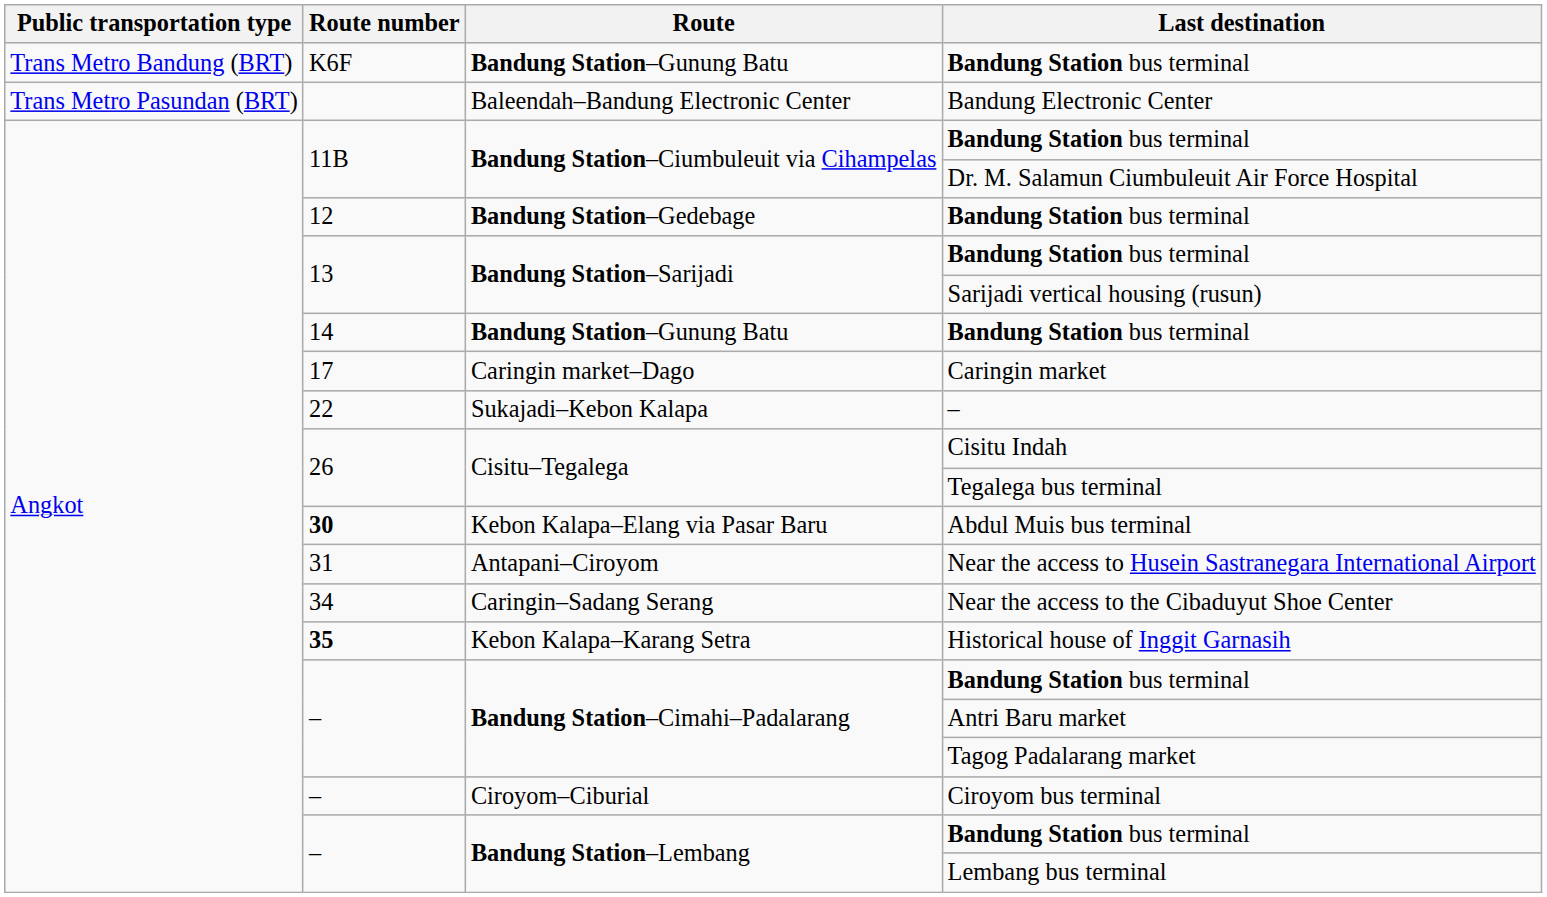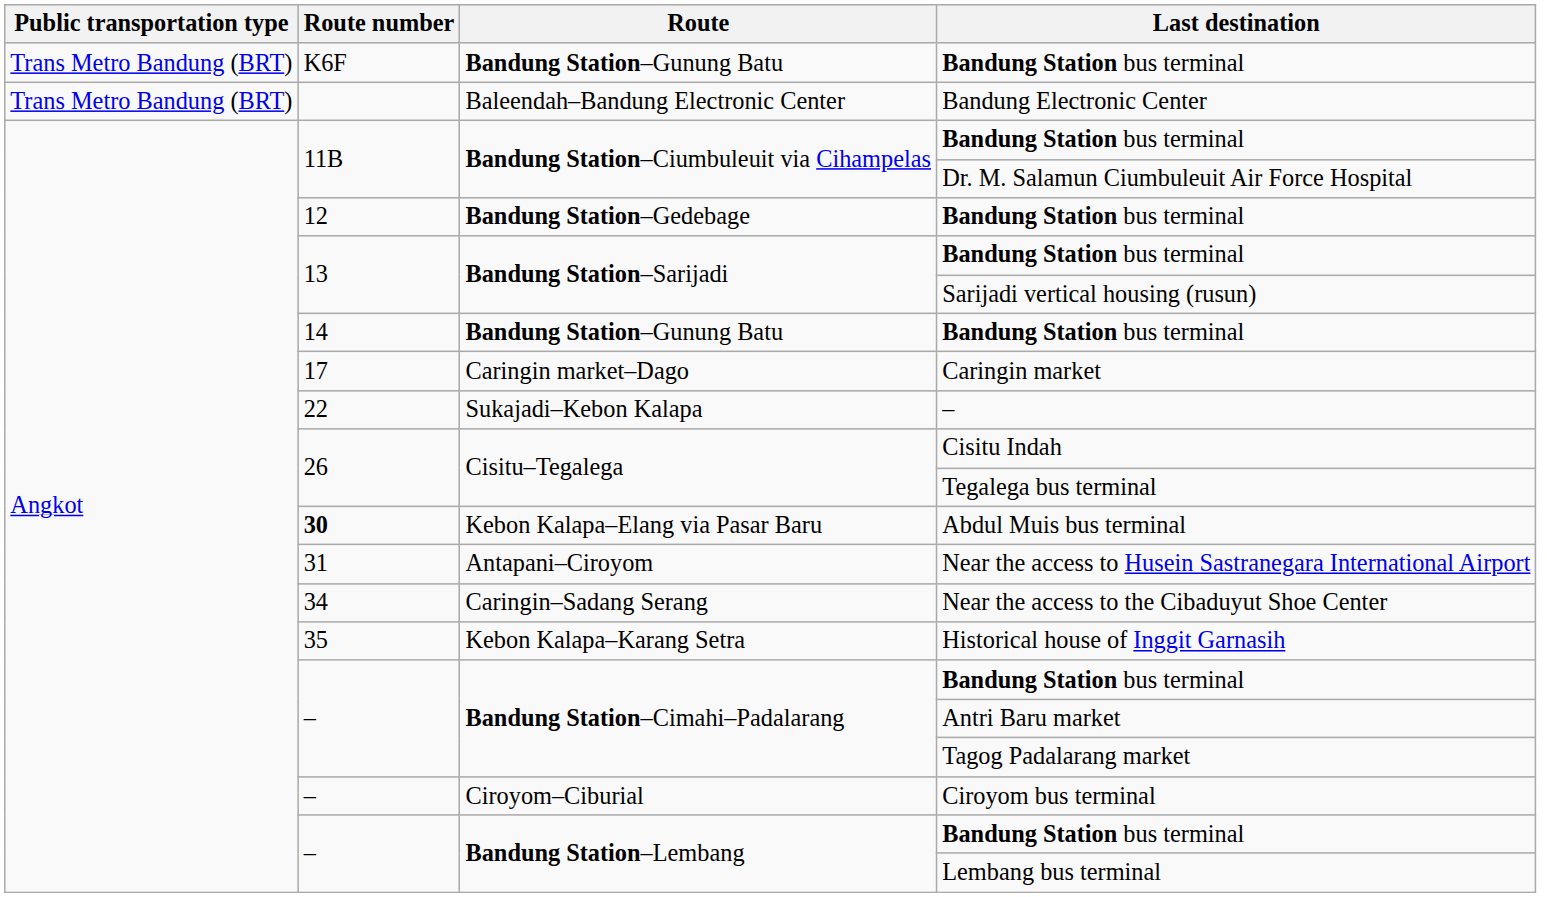(154, 100) Trans Metro Pasundan (BRT) -> (151, 100) Trans Metro Bandung (BRT)
(321, 640) bold -> (316, 640) normal
